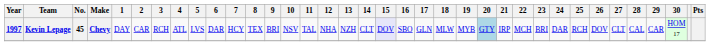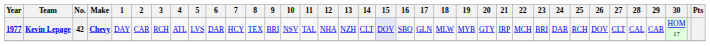(14, 29) 1997 -> (14, 29) 1977
(80, 29) 45 -> (80, 29) 42
(487, 29) lightblue background -> (487, 29) no background
